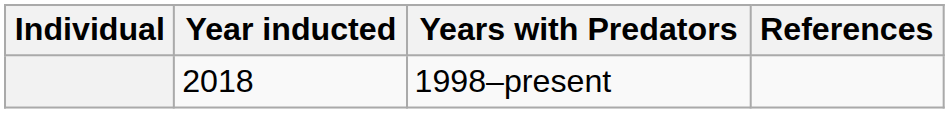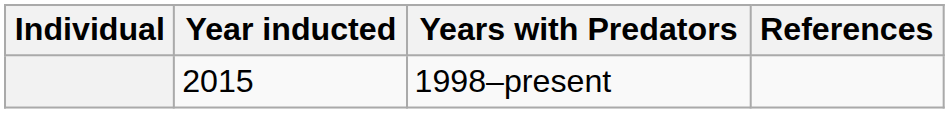(218, 81) 2018 -> (218, 81) 2015
